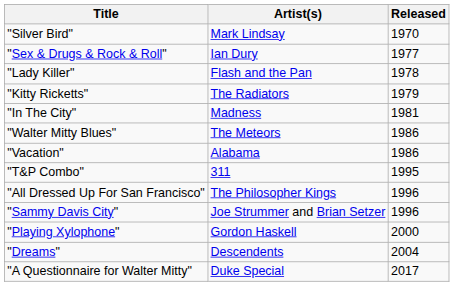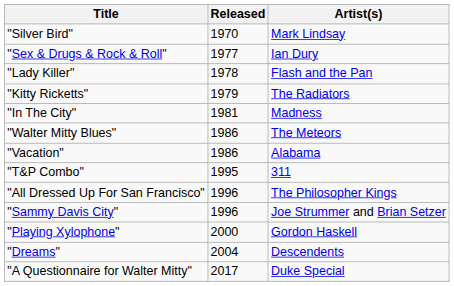columns swapped: (298, 14) <-> (418, 14)
